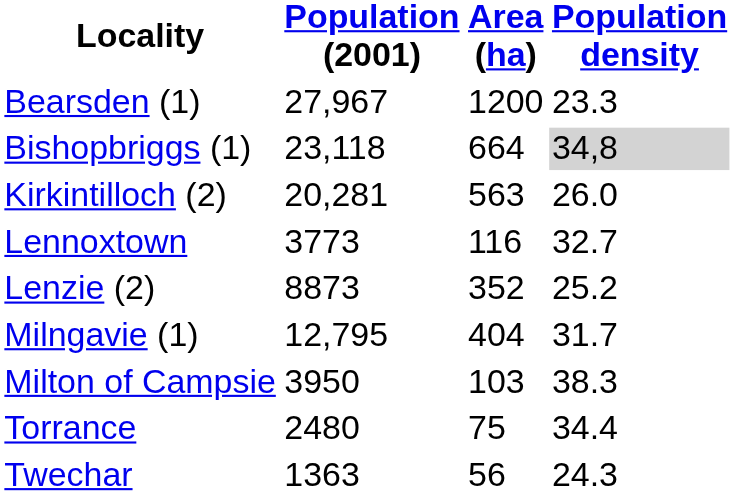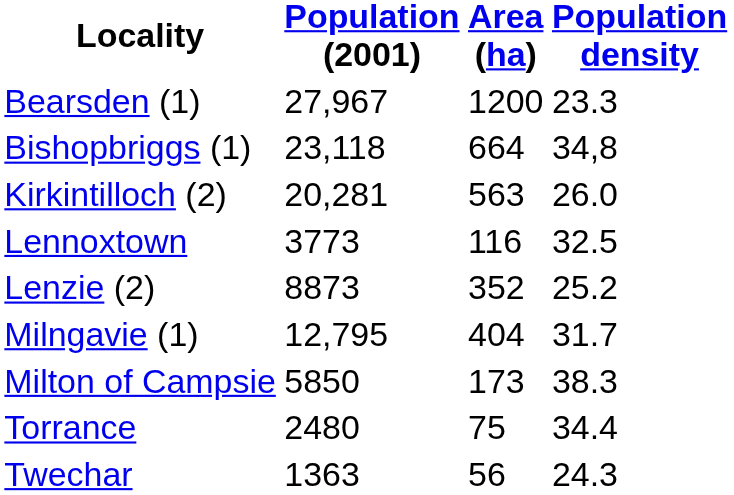(585, 148) lightgrey background -> (585, 148) no background
(585, 241) 32.7 -> (585, 241) 32.5
(322, 381) 3950 -> (322, 381) 5850
(496, 381) 103 -> (496, 381) 173
